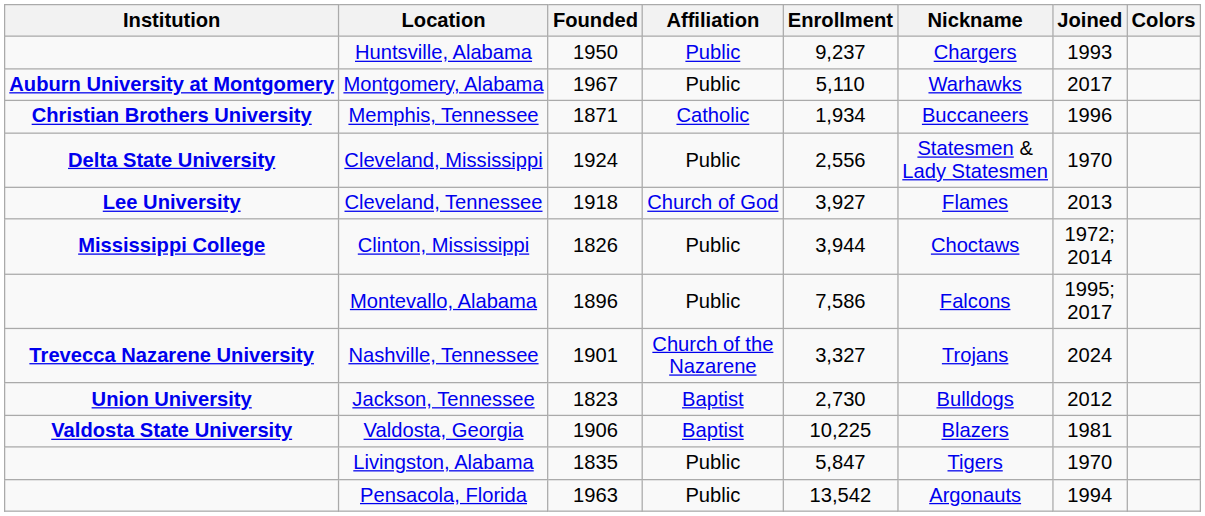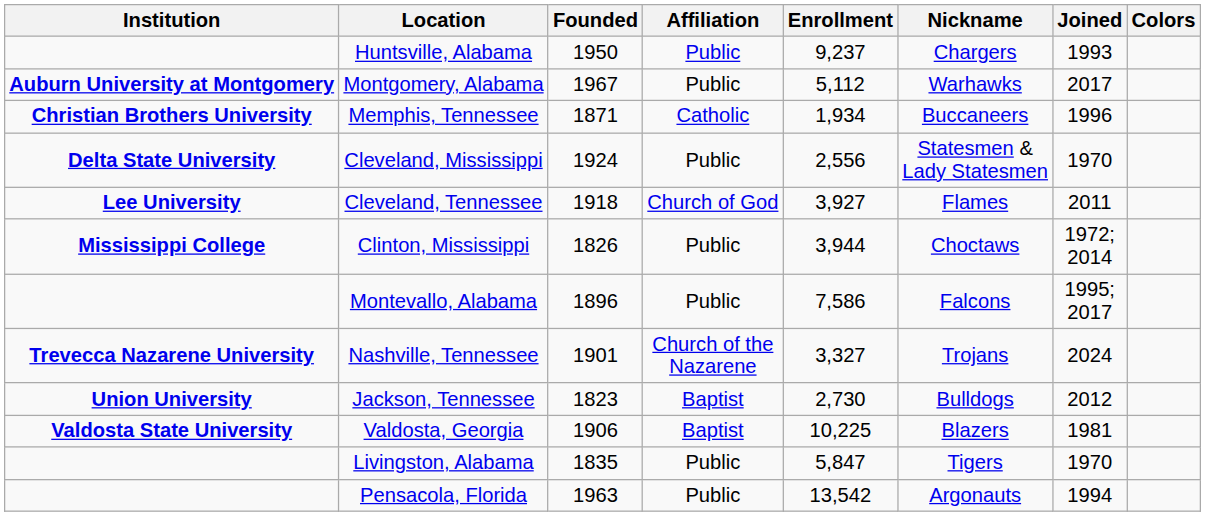(840, 84) 5,110 -> (840, 84) 5,112
(1090, 203) 2013 -> (1090, 203) 2011
